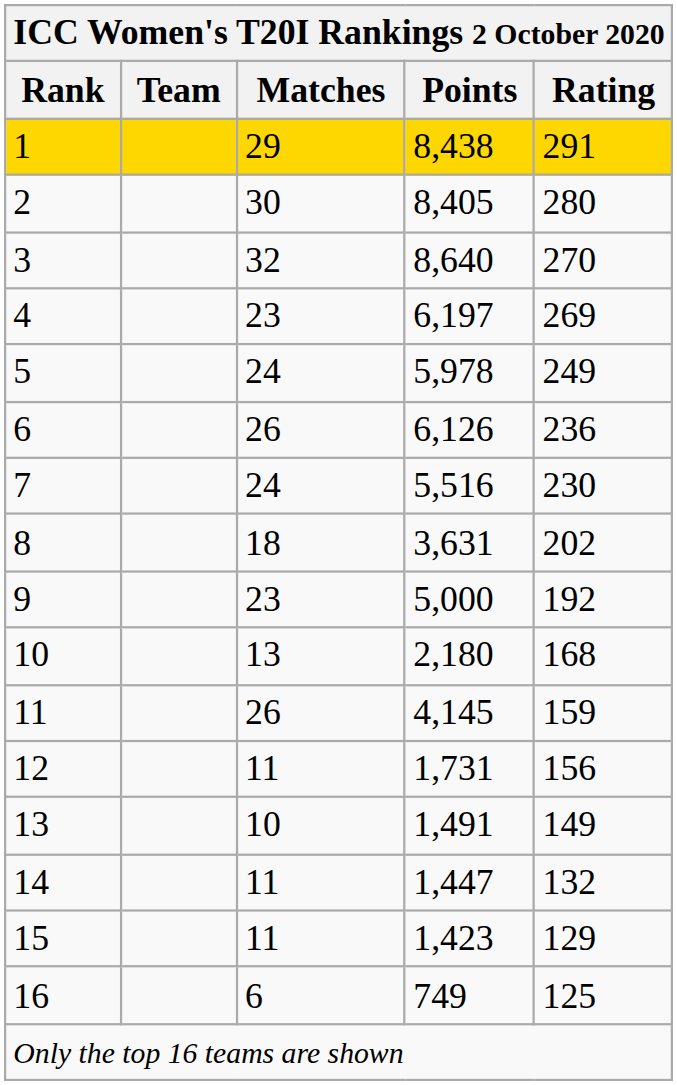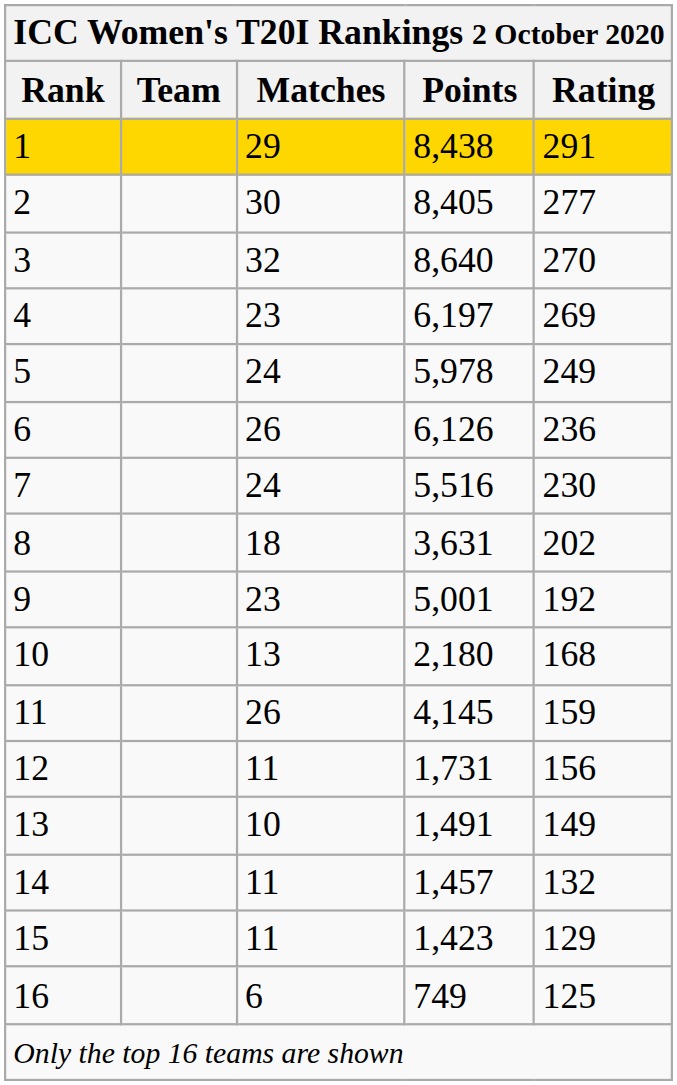(569, 202) 280 -> (569, 202) 277
(453, 598) 5,000 -> (453, 598) 5,001
(453, 881) 1,447 -> (453, 881) 1,457
